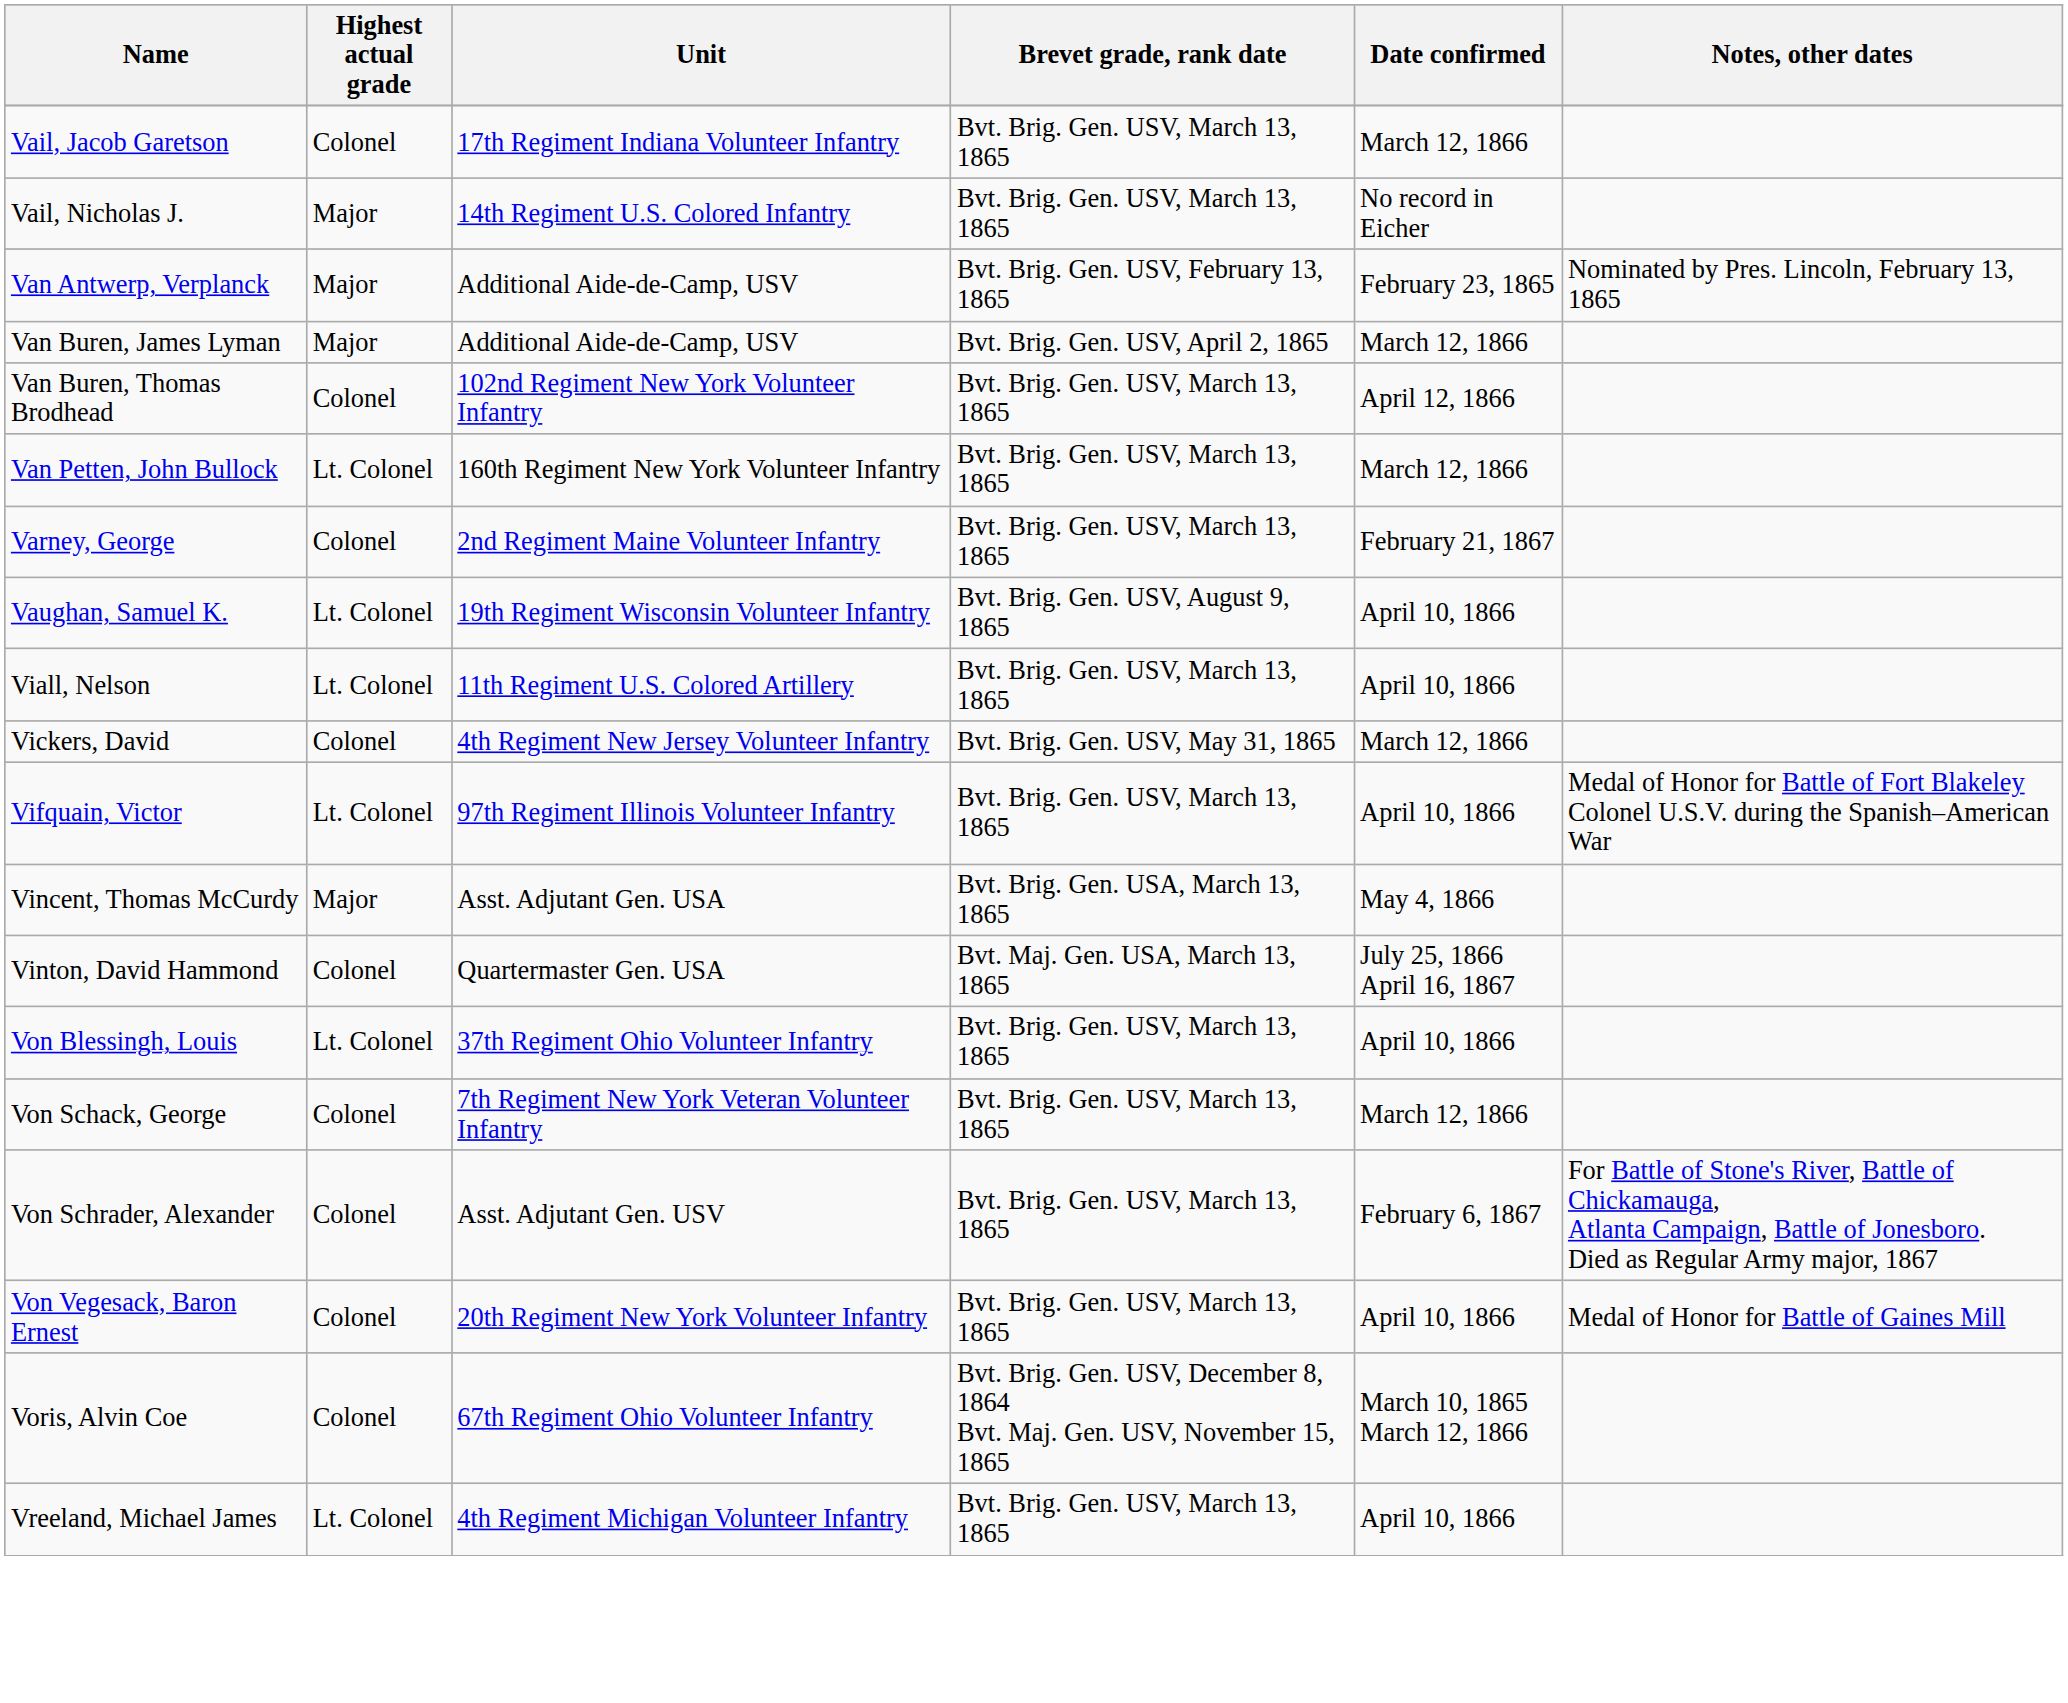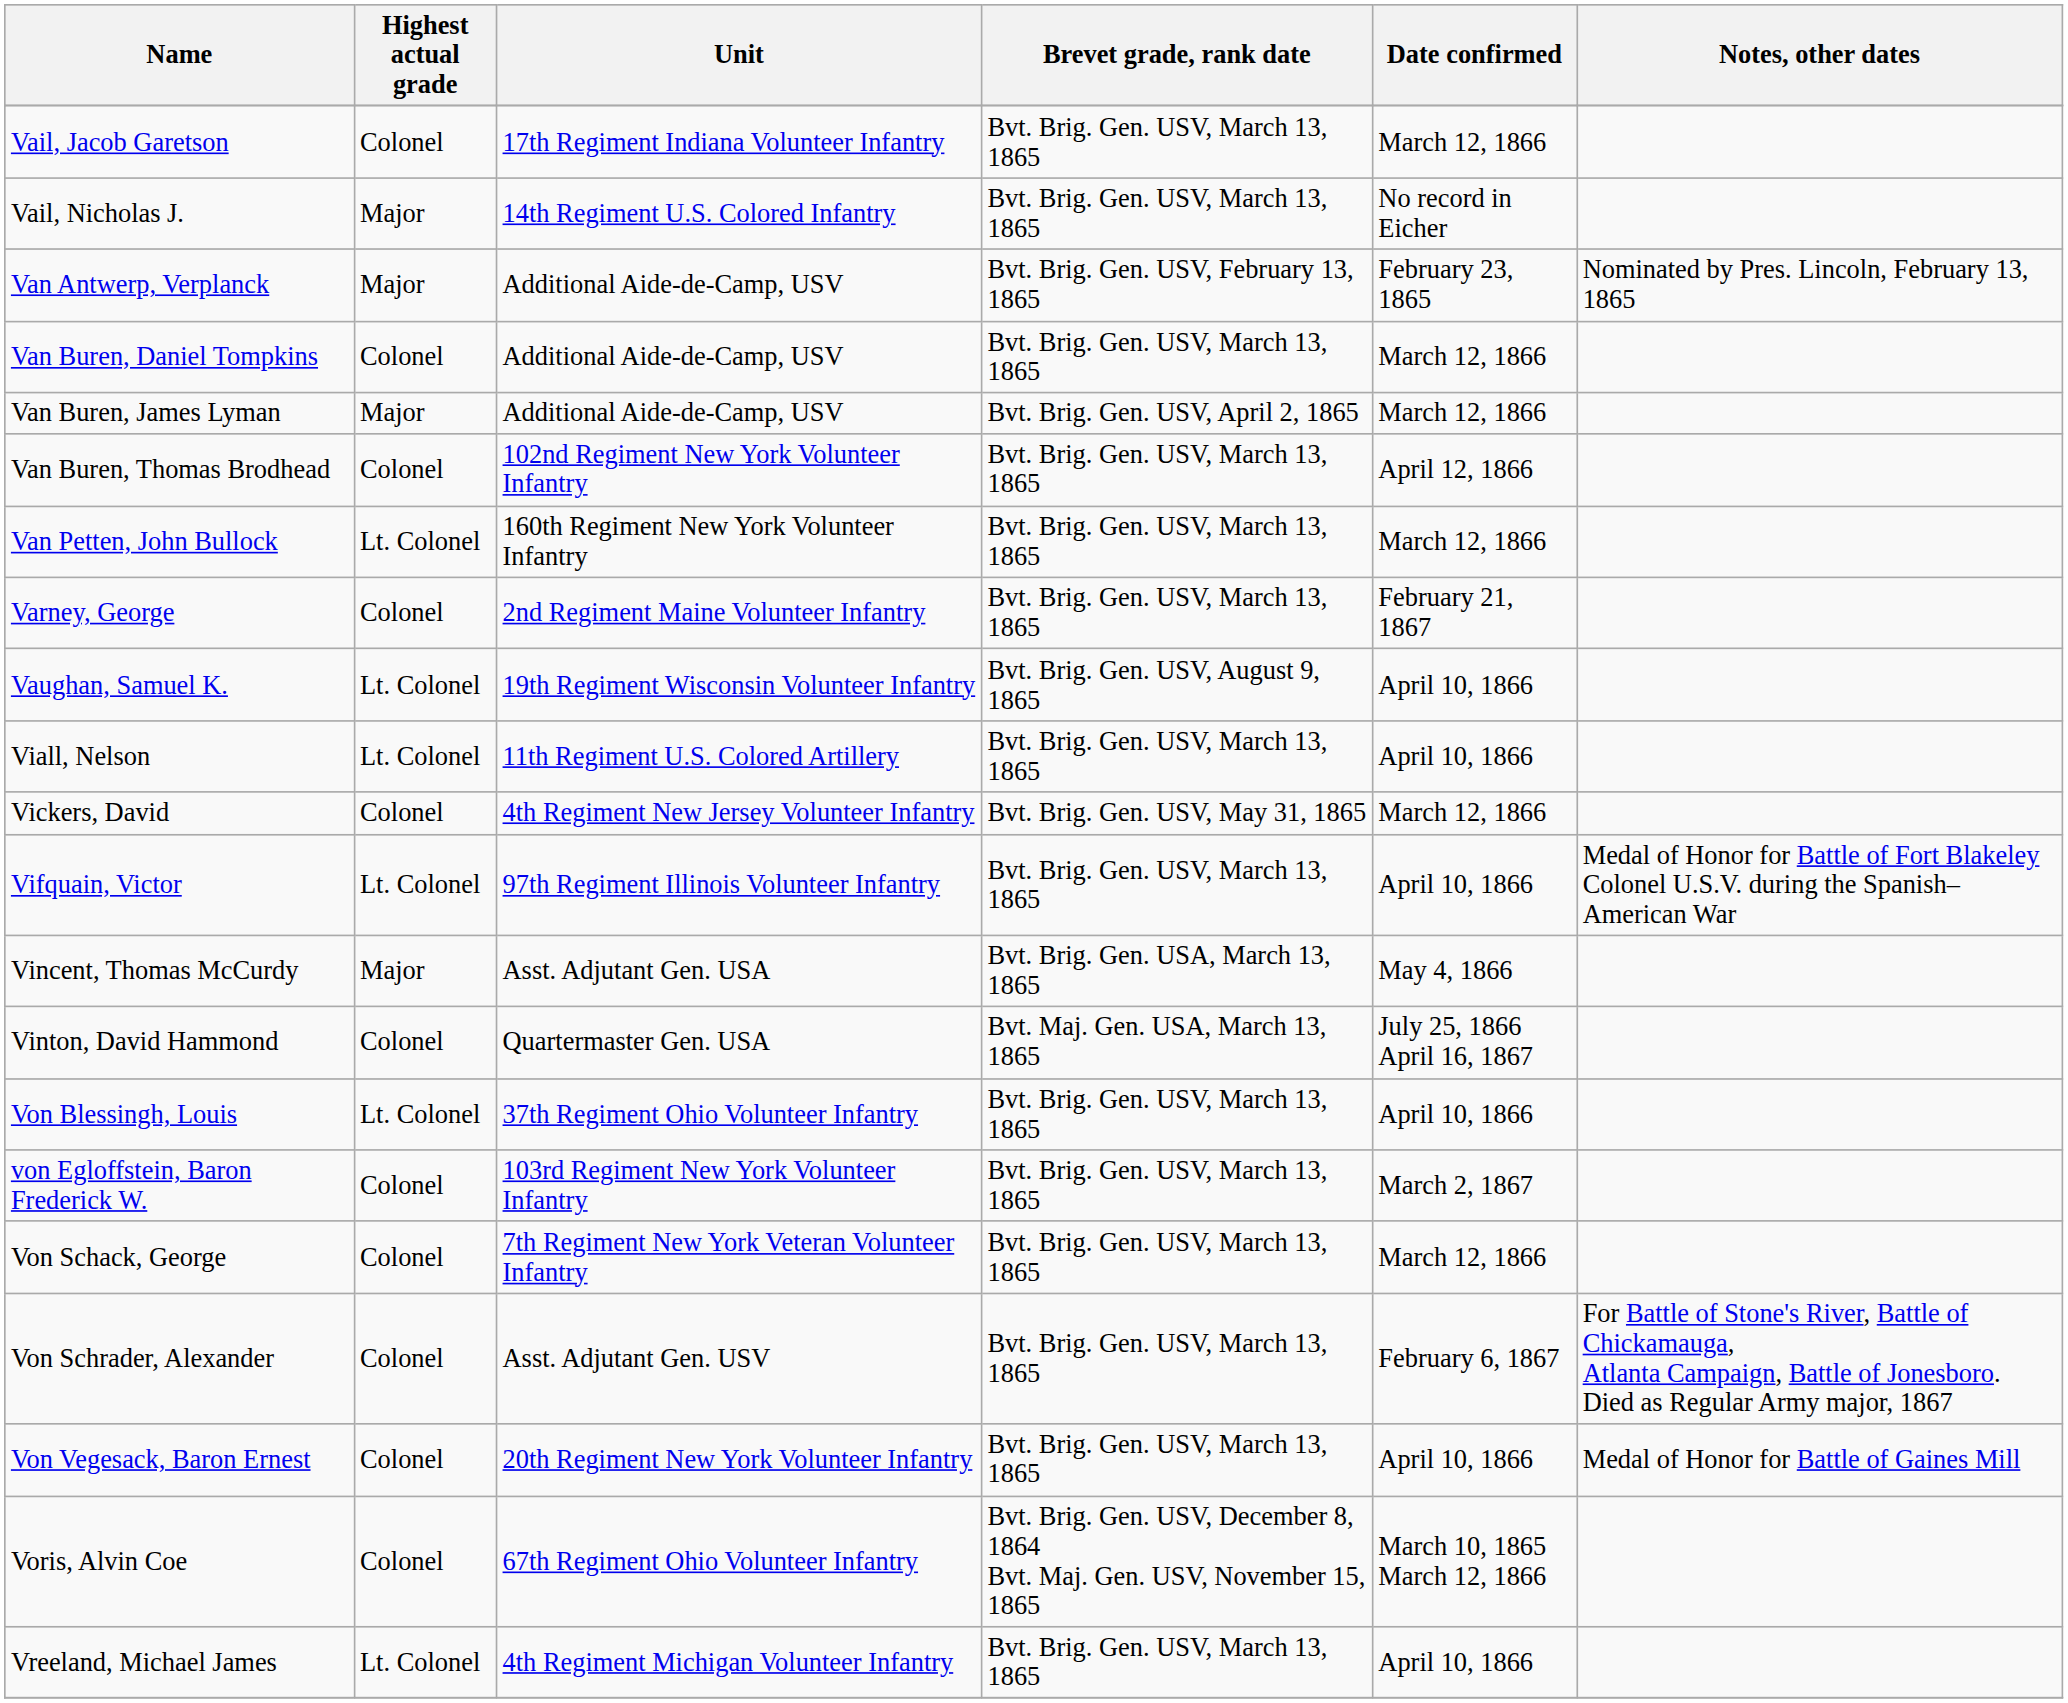+ row: (164, 356)
+ row: (131, 1185)
